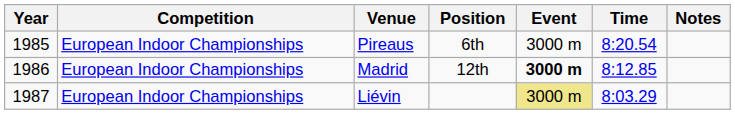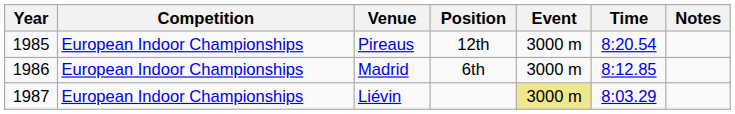(473, 44) 6th -> (473, 44) 12th
(473, 70) 12th -> (473, 70) 6th
(554, 70) bold -> (554, 70) normal
